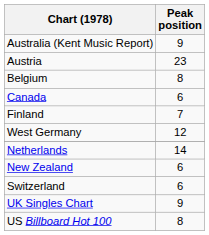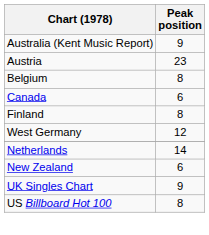(180, 114) 7 -> (180, 114) 8
- row: (36, 185)
